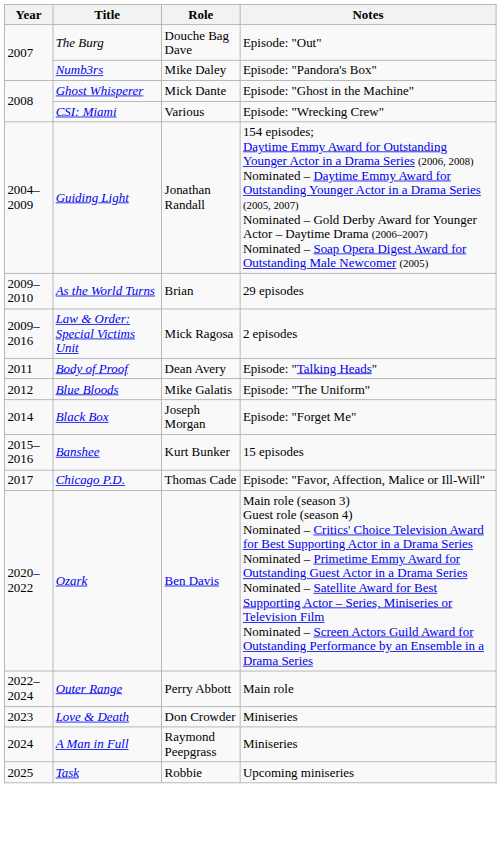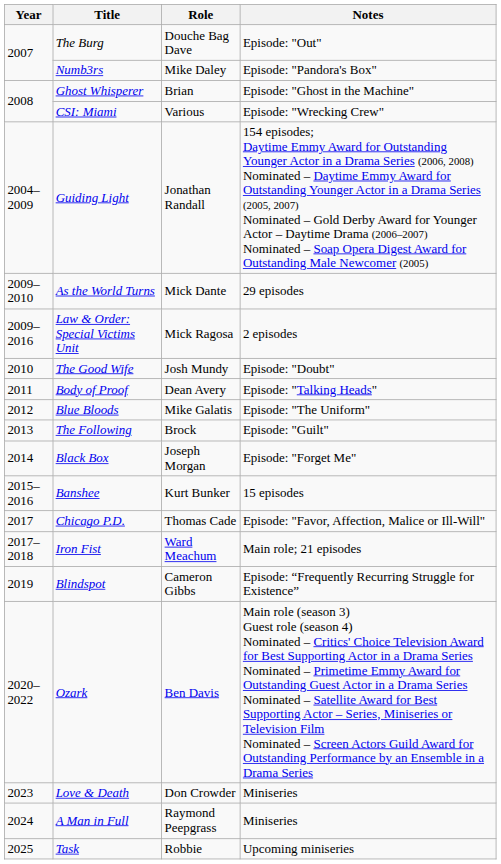(195, 91) Mick Dante -> (179, 91) Brian
(179, 291) Brian -> (195, 291) Mick Dante
+ row: (95, 368)
+ row: (94, 430)
+ row: (78, 549)
+ row: (80, 584)
- row: (89, 688)
